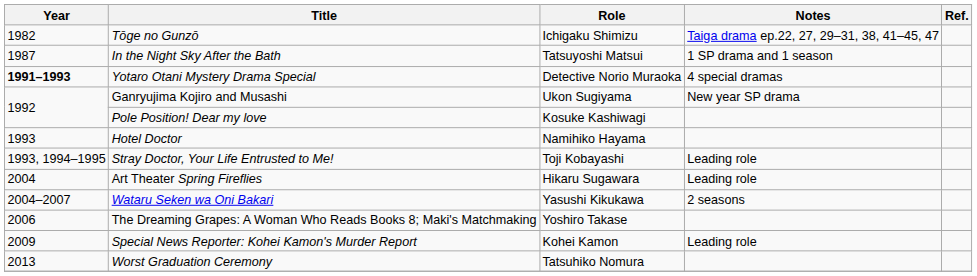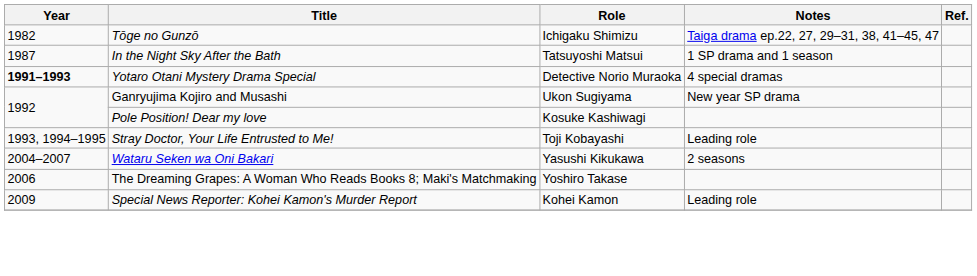- row: (147, 138)
- row: (187, 179)
- row: (192, 261)
